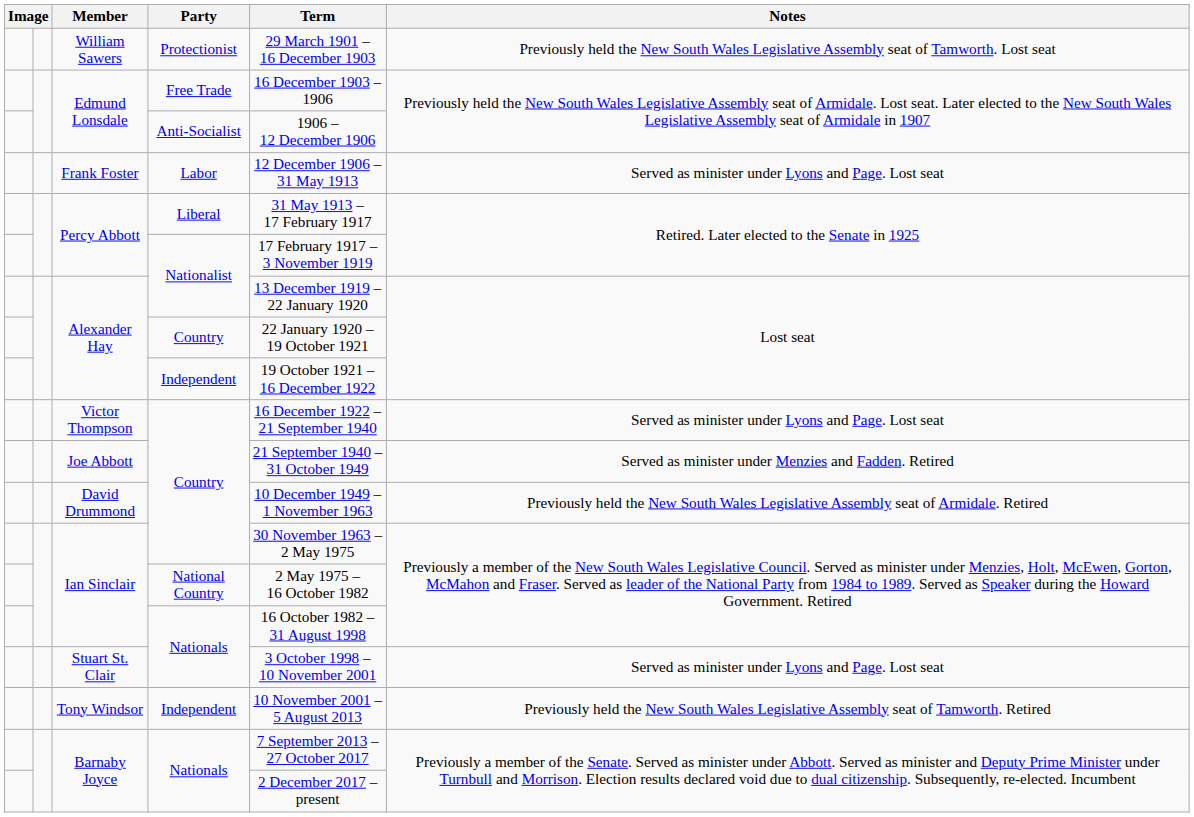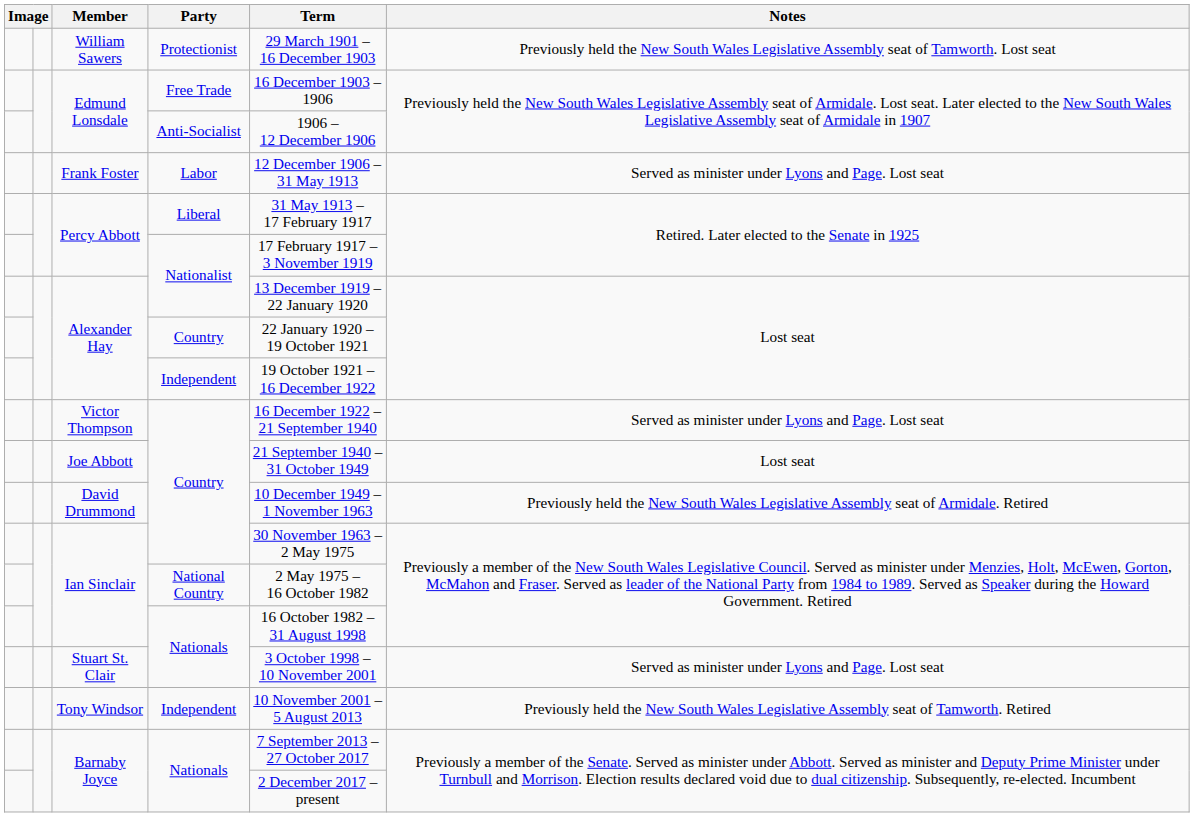(788, 461) Served as minister under Menzies and Fadden. Retired -> (788, 461) Lost seat
